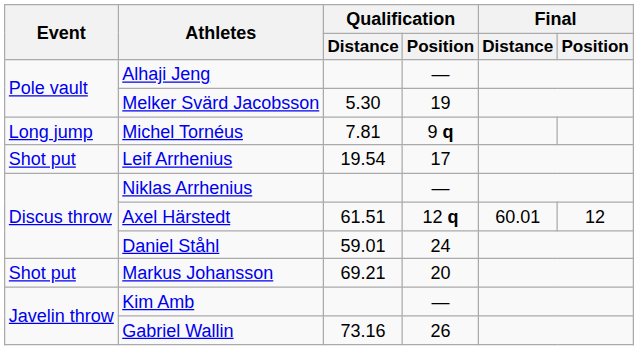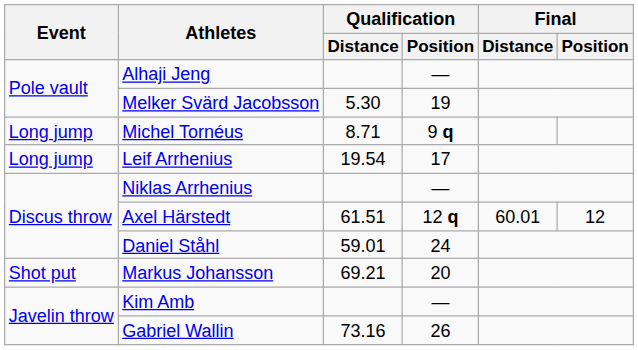(363, 131) 7.81 -> (363, 131) 8.71
(42, 160) Shot put -> (51, 160) Long jump
